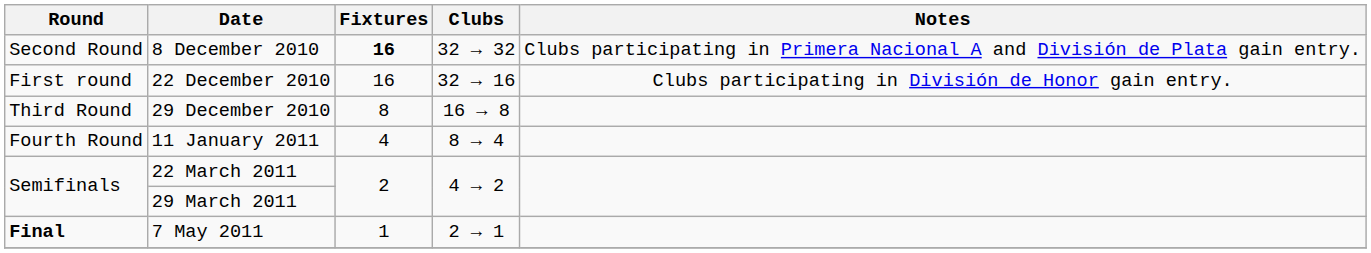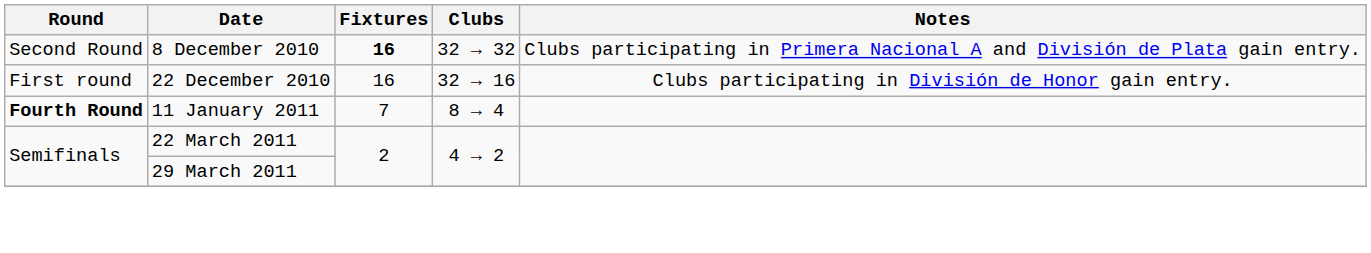- row: (241, 111)
(76, 141) normal -> (76, 111) bold
(384, 141) 4 -> (384, 111) 7
- row: (208, 232)
